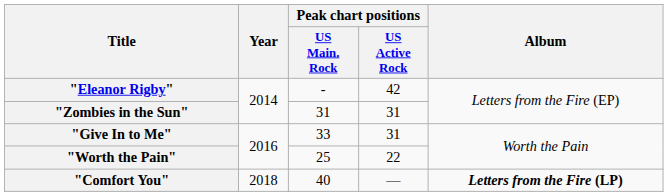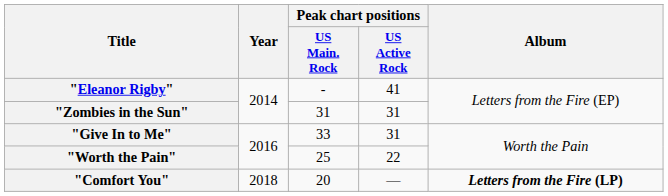(393, 89) 42 -> (393, 89) 41
(323, 180) 40 -> (323, 180) 20
